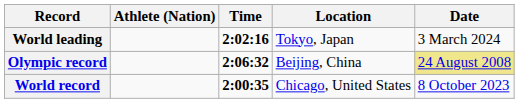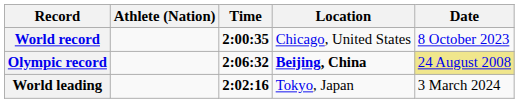rows swapped: (57, 86) <-> (57, 39)
(319, 62) normal -> (321, 62) bold
